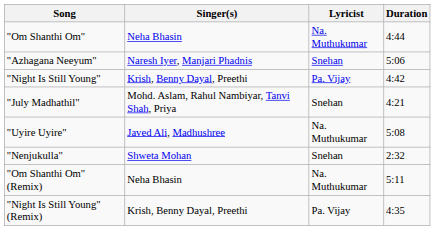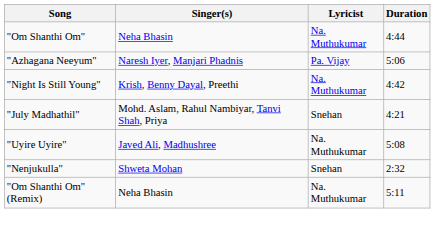(327, 61) Snehan -> (330, 61) Pa. Vijay
(331, 78) Pa. Vijay -> (338, 84) Na. Muthukumar
- row: (54, 210)
